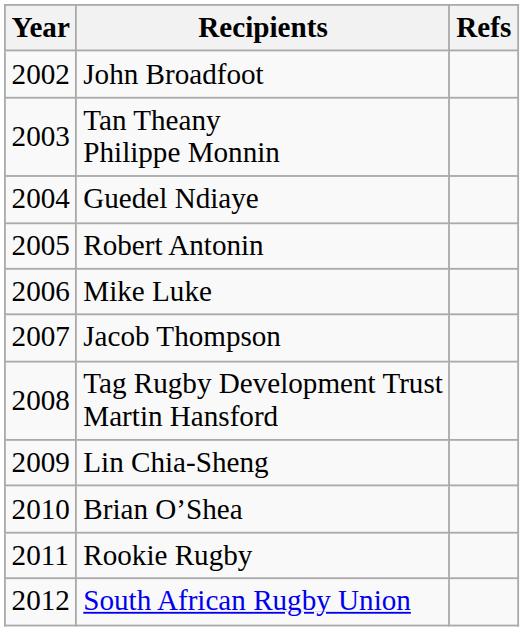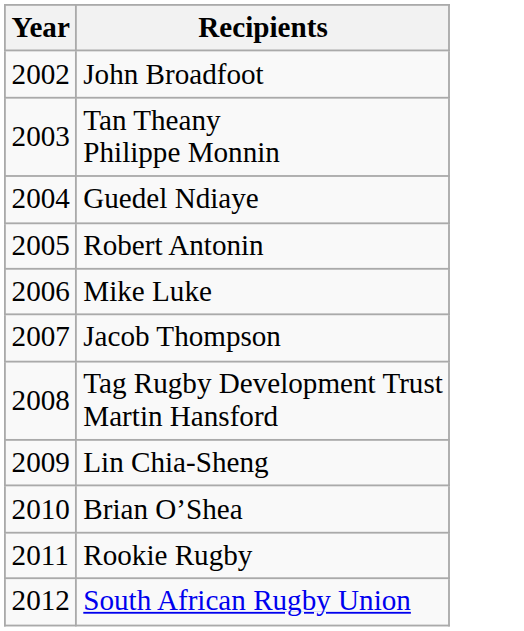- column: (484, 27)
